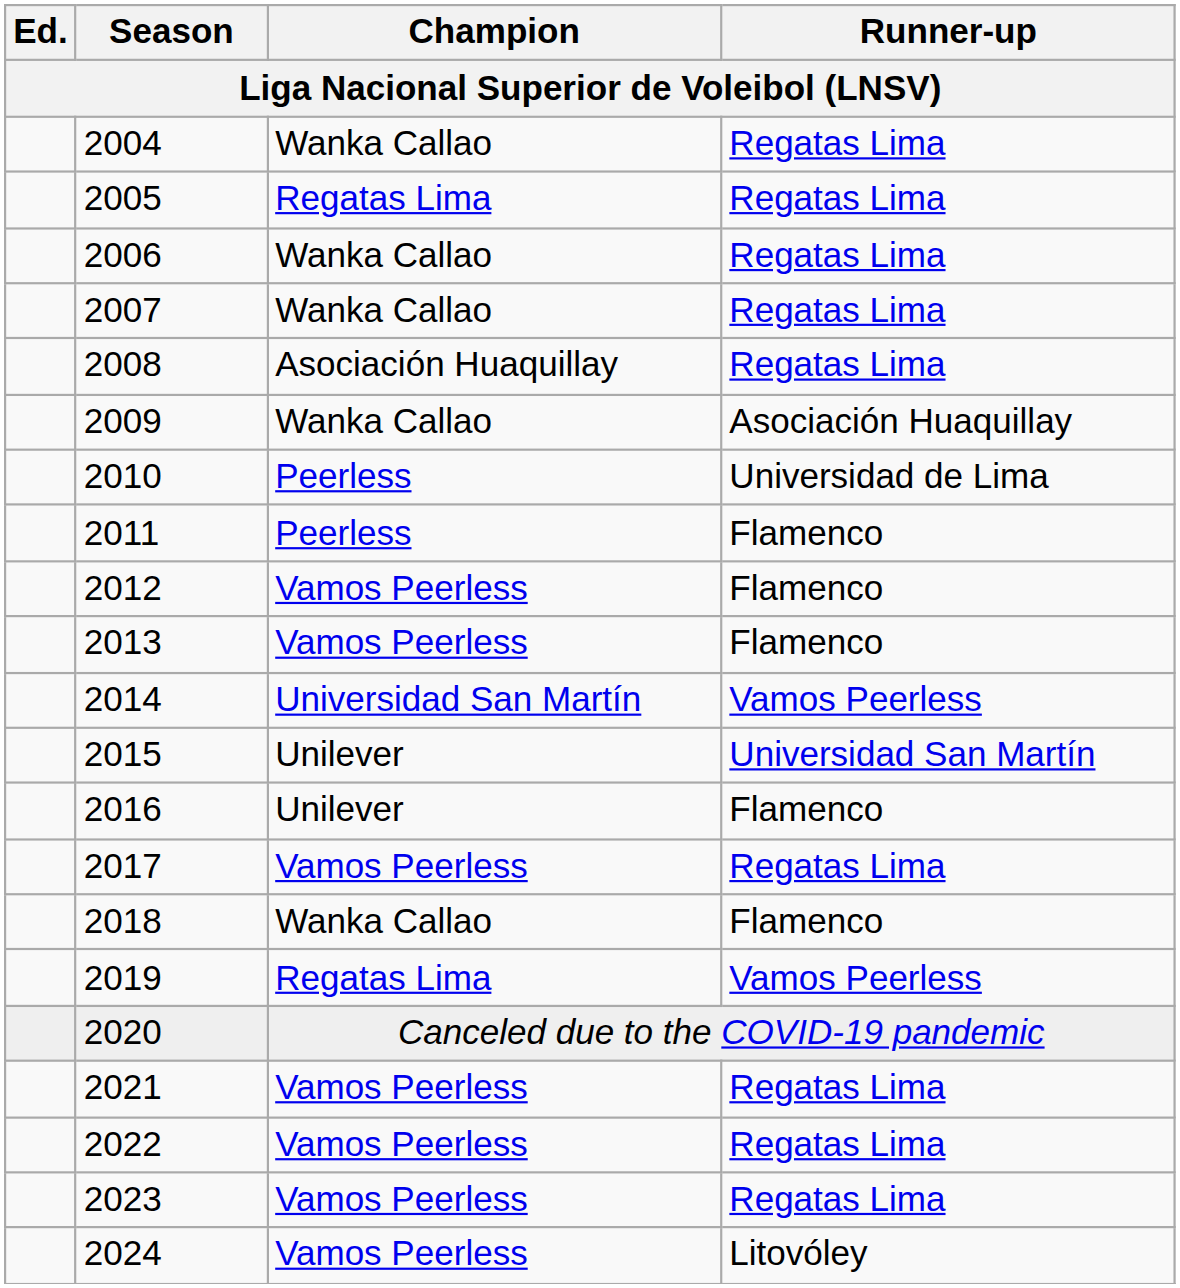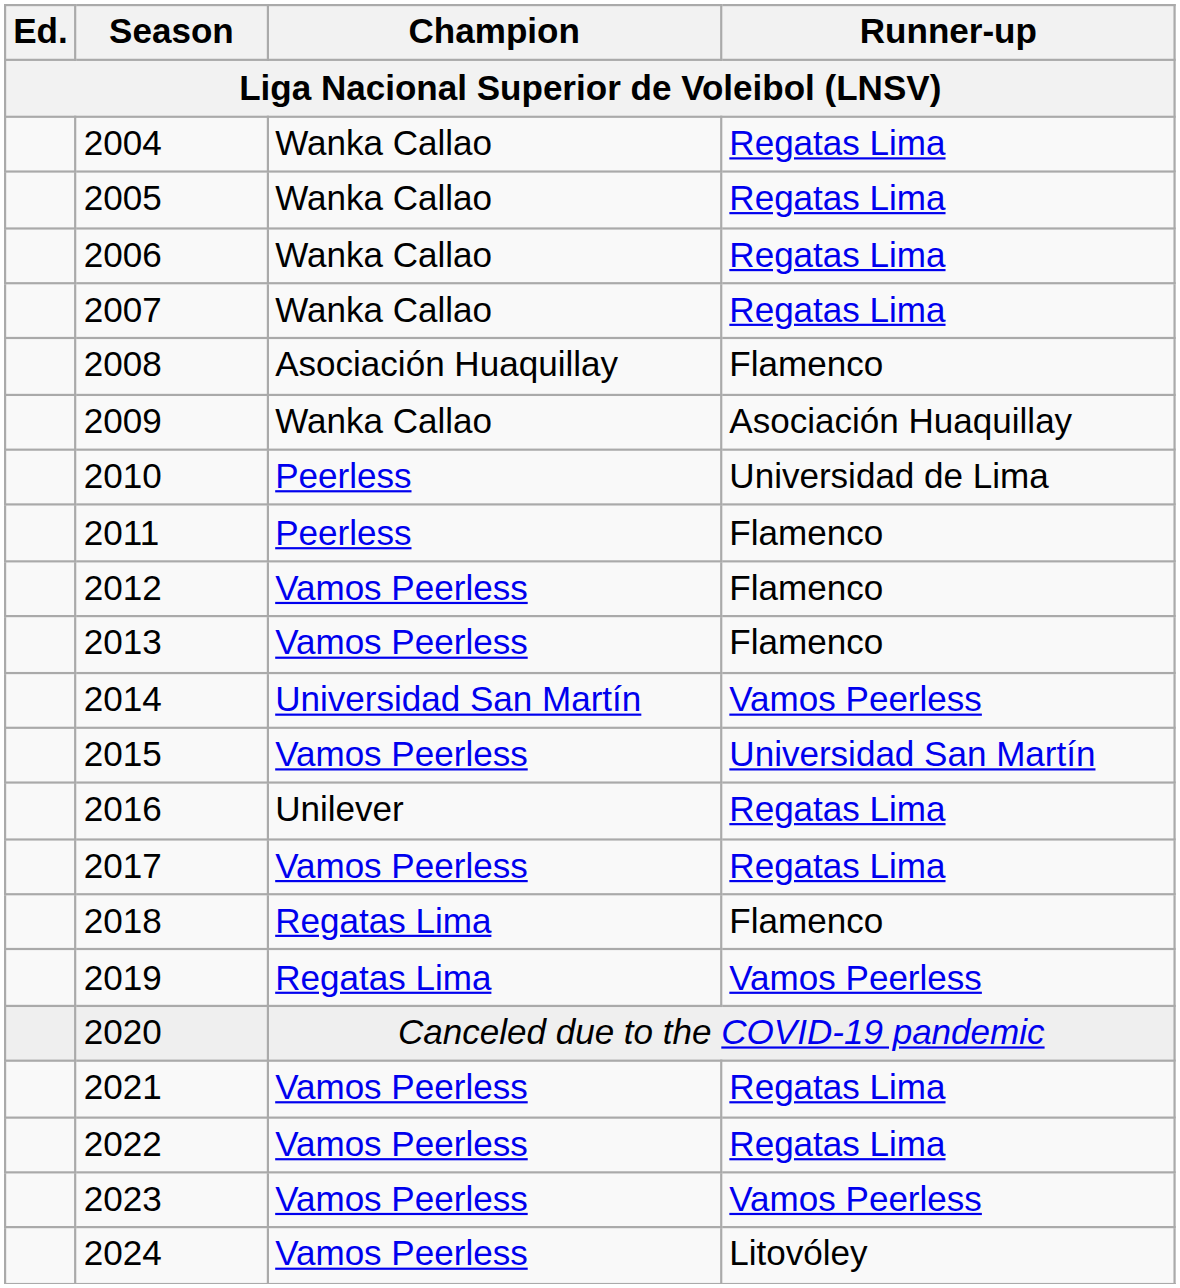(383, 198) Regatas Lima -> (384, 198) Wanka Callao
(837, 365) Regatas Lima -> (806, 365) Flamenco
(339, 754) Unilever -> (401, 754) Vamos Peerless
(806, 810) Flamenco -> (837, 810) Regatas Lima
(384, 921) Wanka Callao -> (383, 921) Regatas Lima
(837, 1199) Regatas Lima -> (856, 1199) Vamos Peerless
